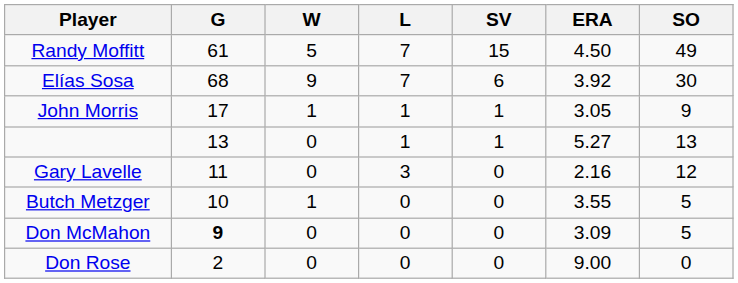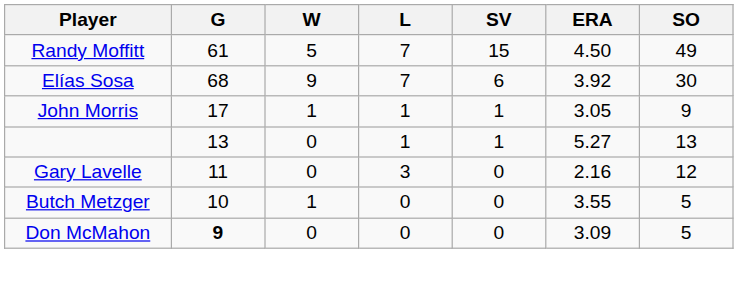- row: (88, 263)
